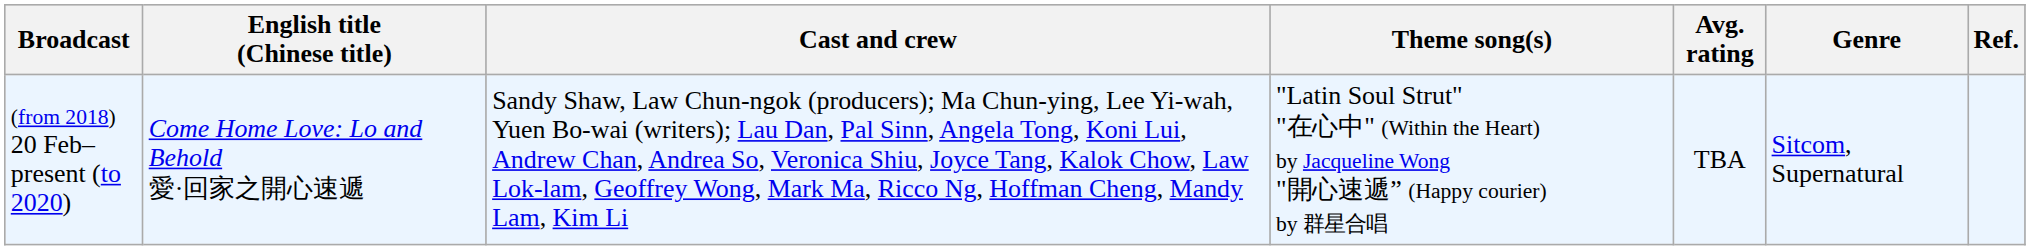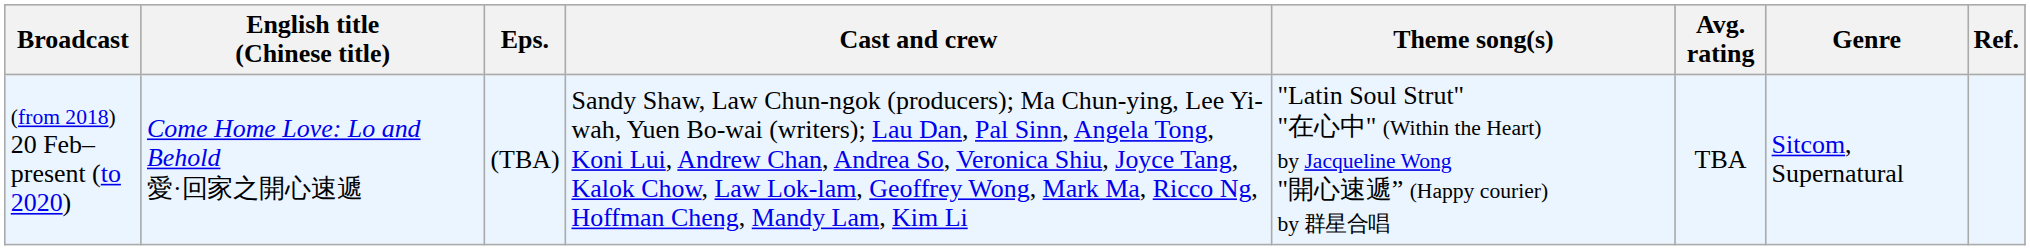+ column: (525, 39)
